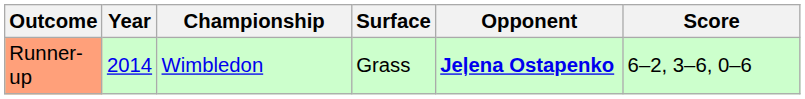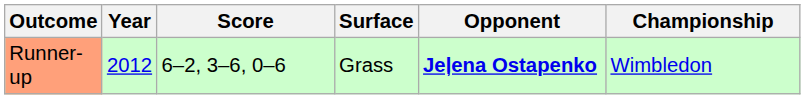columns swapped: (254, 20) <-> (712, 20)
(129, 65) 2014 -> (129, 65) 2012
